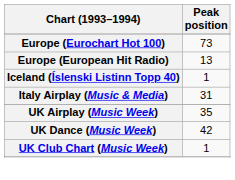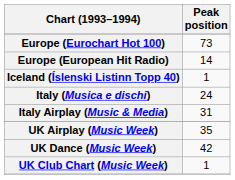(206, 60) 13 -> (206, 60) 14
+ row: (93, 95)
